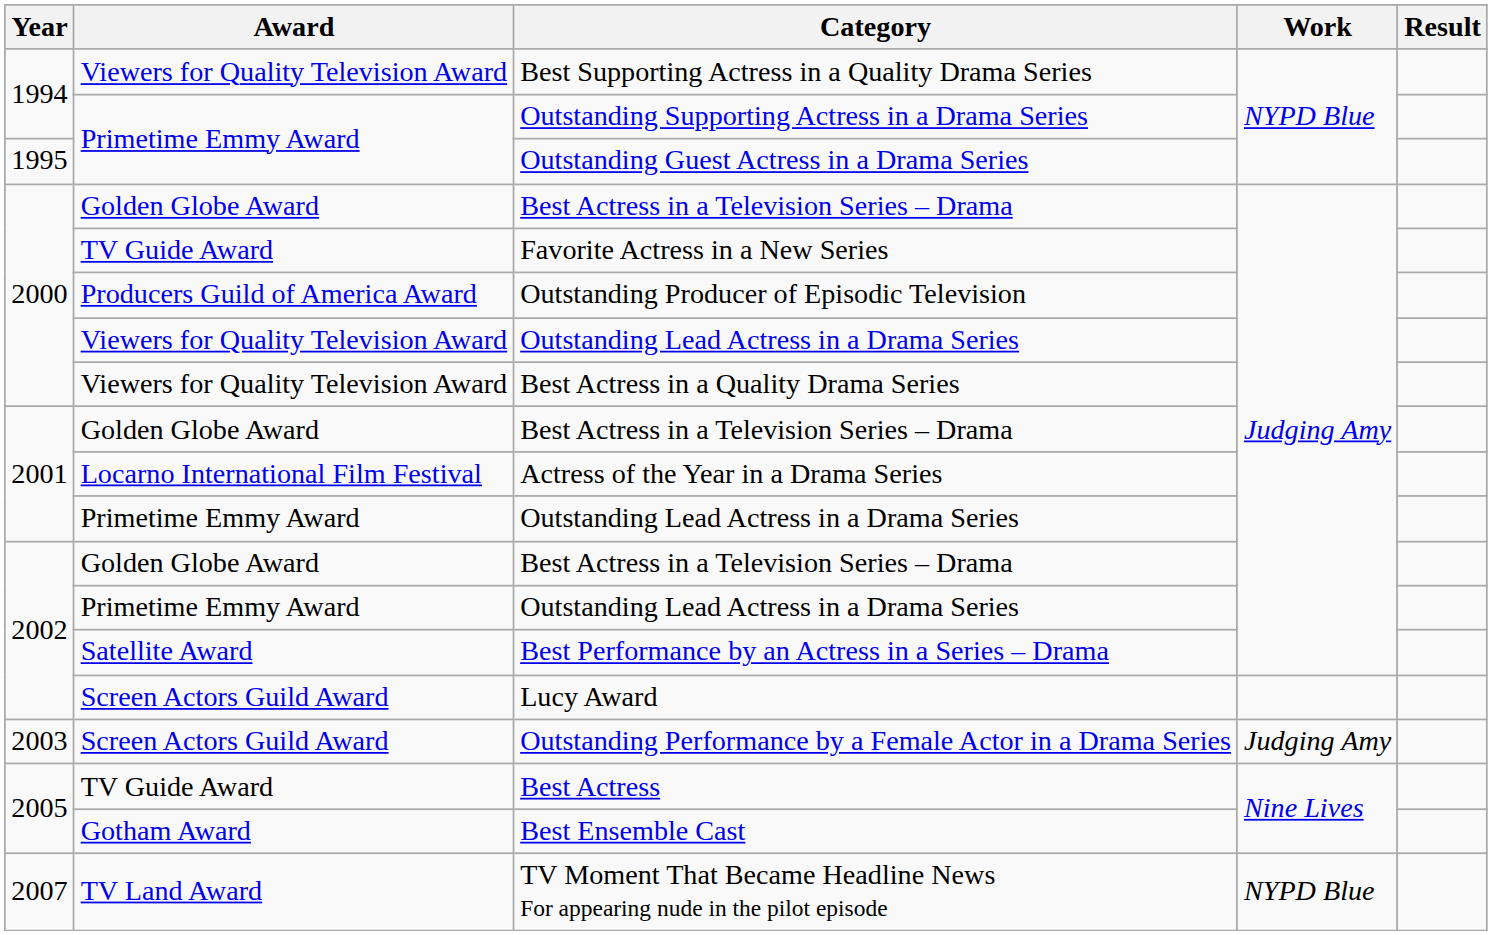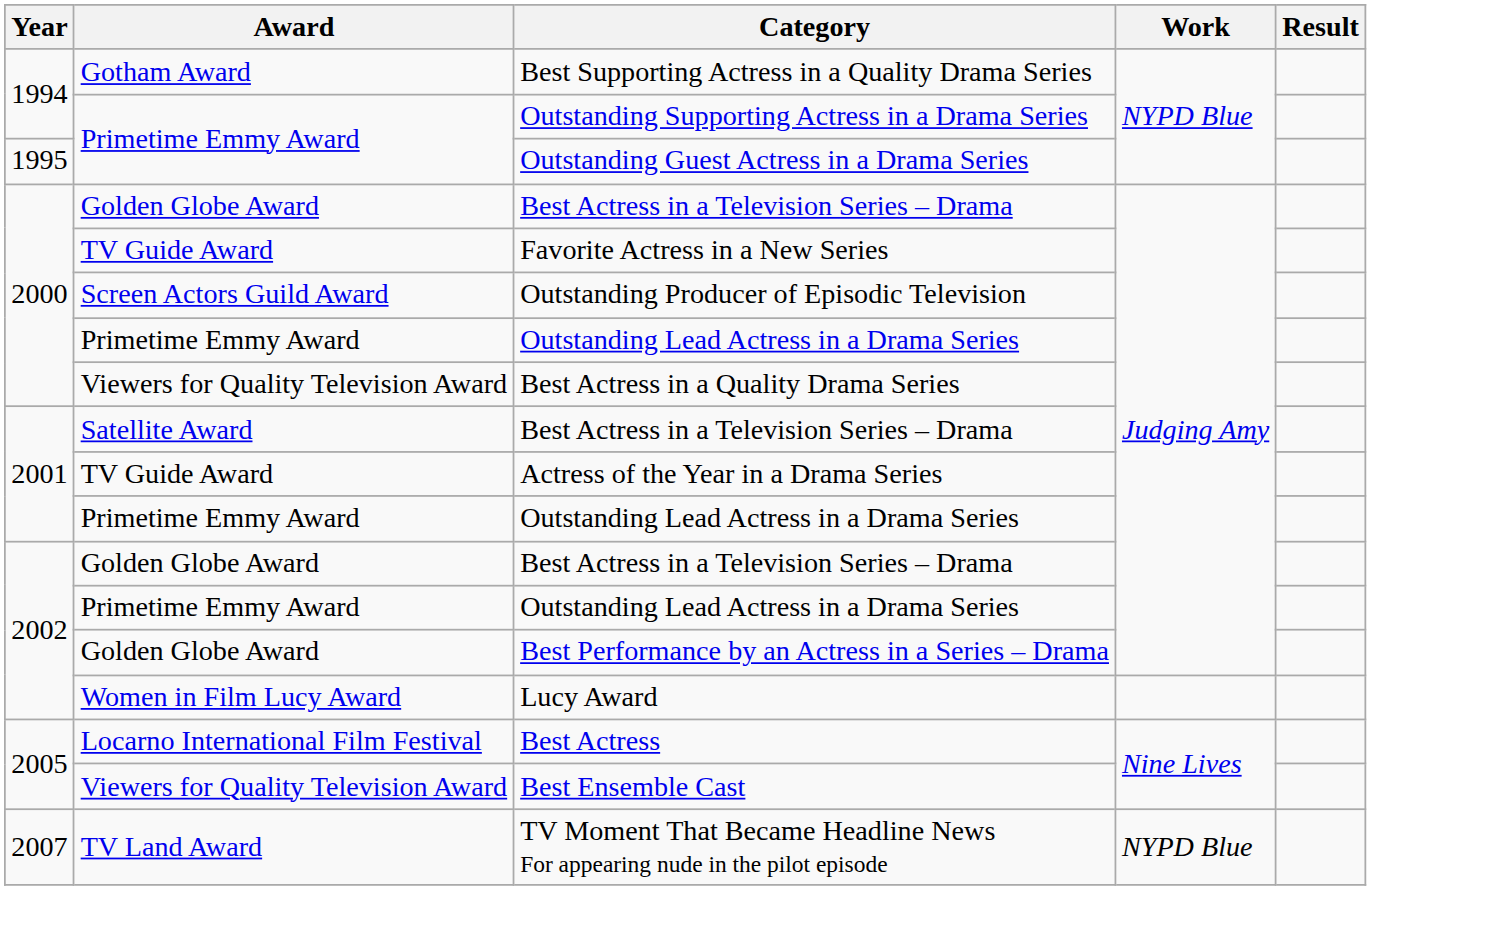(294, 71) Viewers for Quality Television Award -> (166, 71) Gotham Award
(279, 294) Producers Guild of America Award -> (235, 294) Screen Actors Guild Award
(294, 339) Viewers for Quality Television Award -> (220, 339) Primetime Emmy Award
(200, 428) Golden Globe Award -> (167, 428) Satellite Award
(281, 473) Locarno International Film Festival -> (177, 473) TV Guide Award
(167, 652) Satellite Award -> (200, 652) Golden Globe Award
(235, 696) Screen Actors Guild Award -> (241, 696) Women in Film Lucy Award
- row: (40, 741)
(177, 786) TV Guide Award -> (281, 741) Locarno International Film Festival
(166, 830) Gotham Award -> (294, 786) Viewers for Quality Television Award
